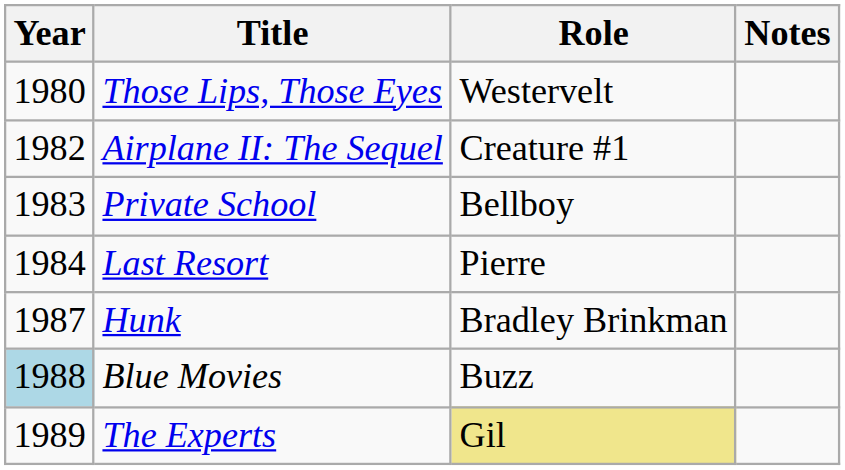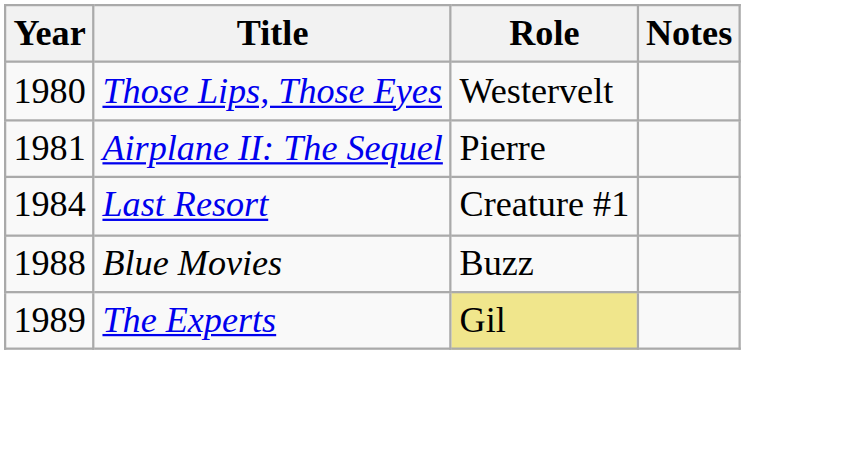(50, 147) 1982 -> (50, 147) 1981
(544, 147) Creature #1 -> (503, 147) Pierre
- row: (209, 205)
(503, 262) Pierre -> (544, 205) Creature #1
- row: (142, 319)
(50, 377) lightblue background -> (50, 262) no background
